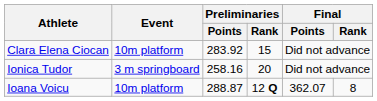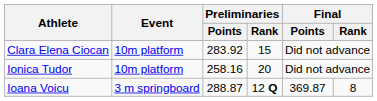(157, 69) 3 m springboard -> (149, 69) 10m platform
(149, 88) 10m platform -> (157, 88) 3 m springboard
(308, 88) 362.07 -> (308, 88) 369.87
